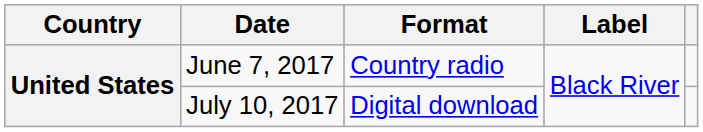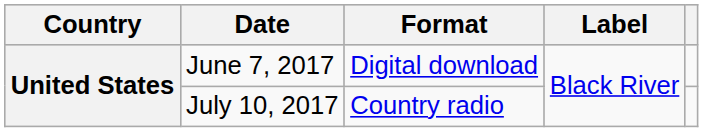(427, 65) Country radio -> (444, 65) Digital download
(444, 106) Digital download -> (427, 106) Country radio
